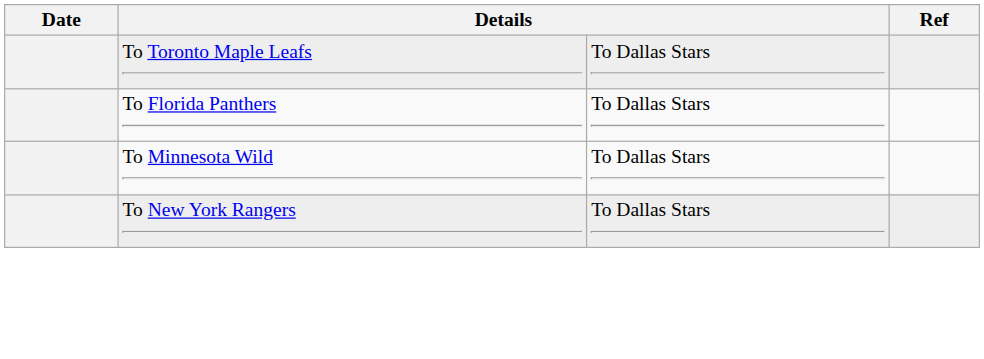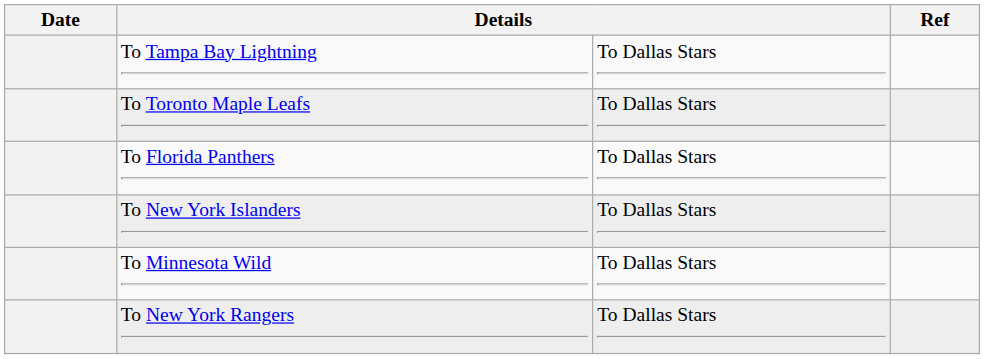+ row: (355, 57)
+ row: (355, 216)
